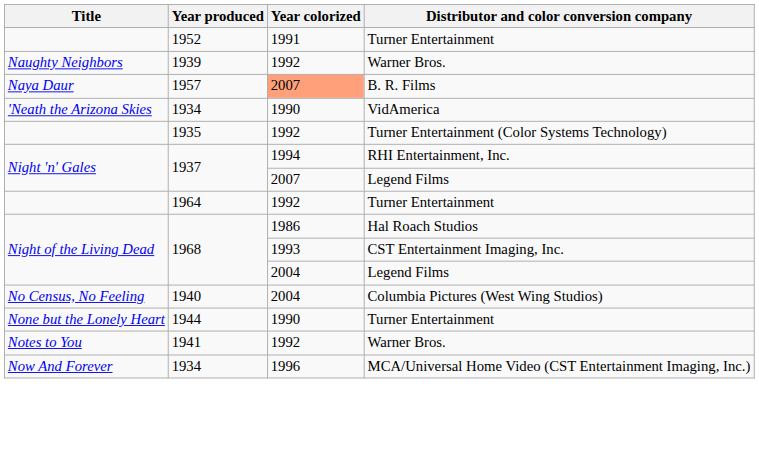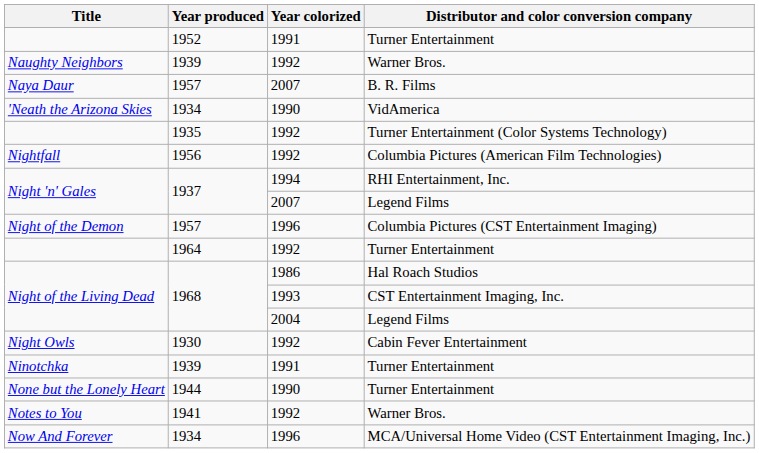(285, 86) lightsalmon background -> (285, 86) no background
+ row: (34, 156)
+ row: (66, 226)
+ row: (41, 343)
+ row: (38, 366)
- row: (76, 296)
